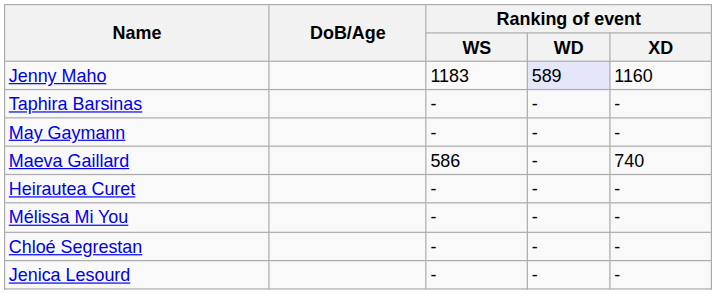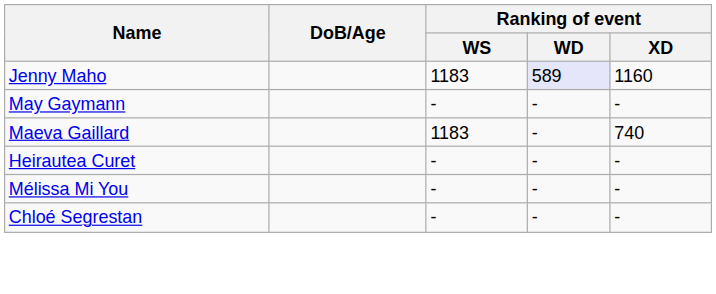- row: (76, 104)
(445, 161) 586 -> (450, 133) 1183
- row: (70, 275)
